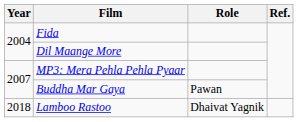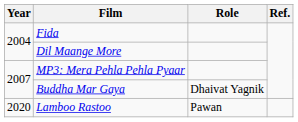(206, 88) Pawan -> (227, 88) Dhaivat Yagnik
(19, 107) 2018 -> (19, 107) 2020
(227, 107) Dhaivat Yagnik -> (206, 107) Pawan
